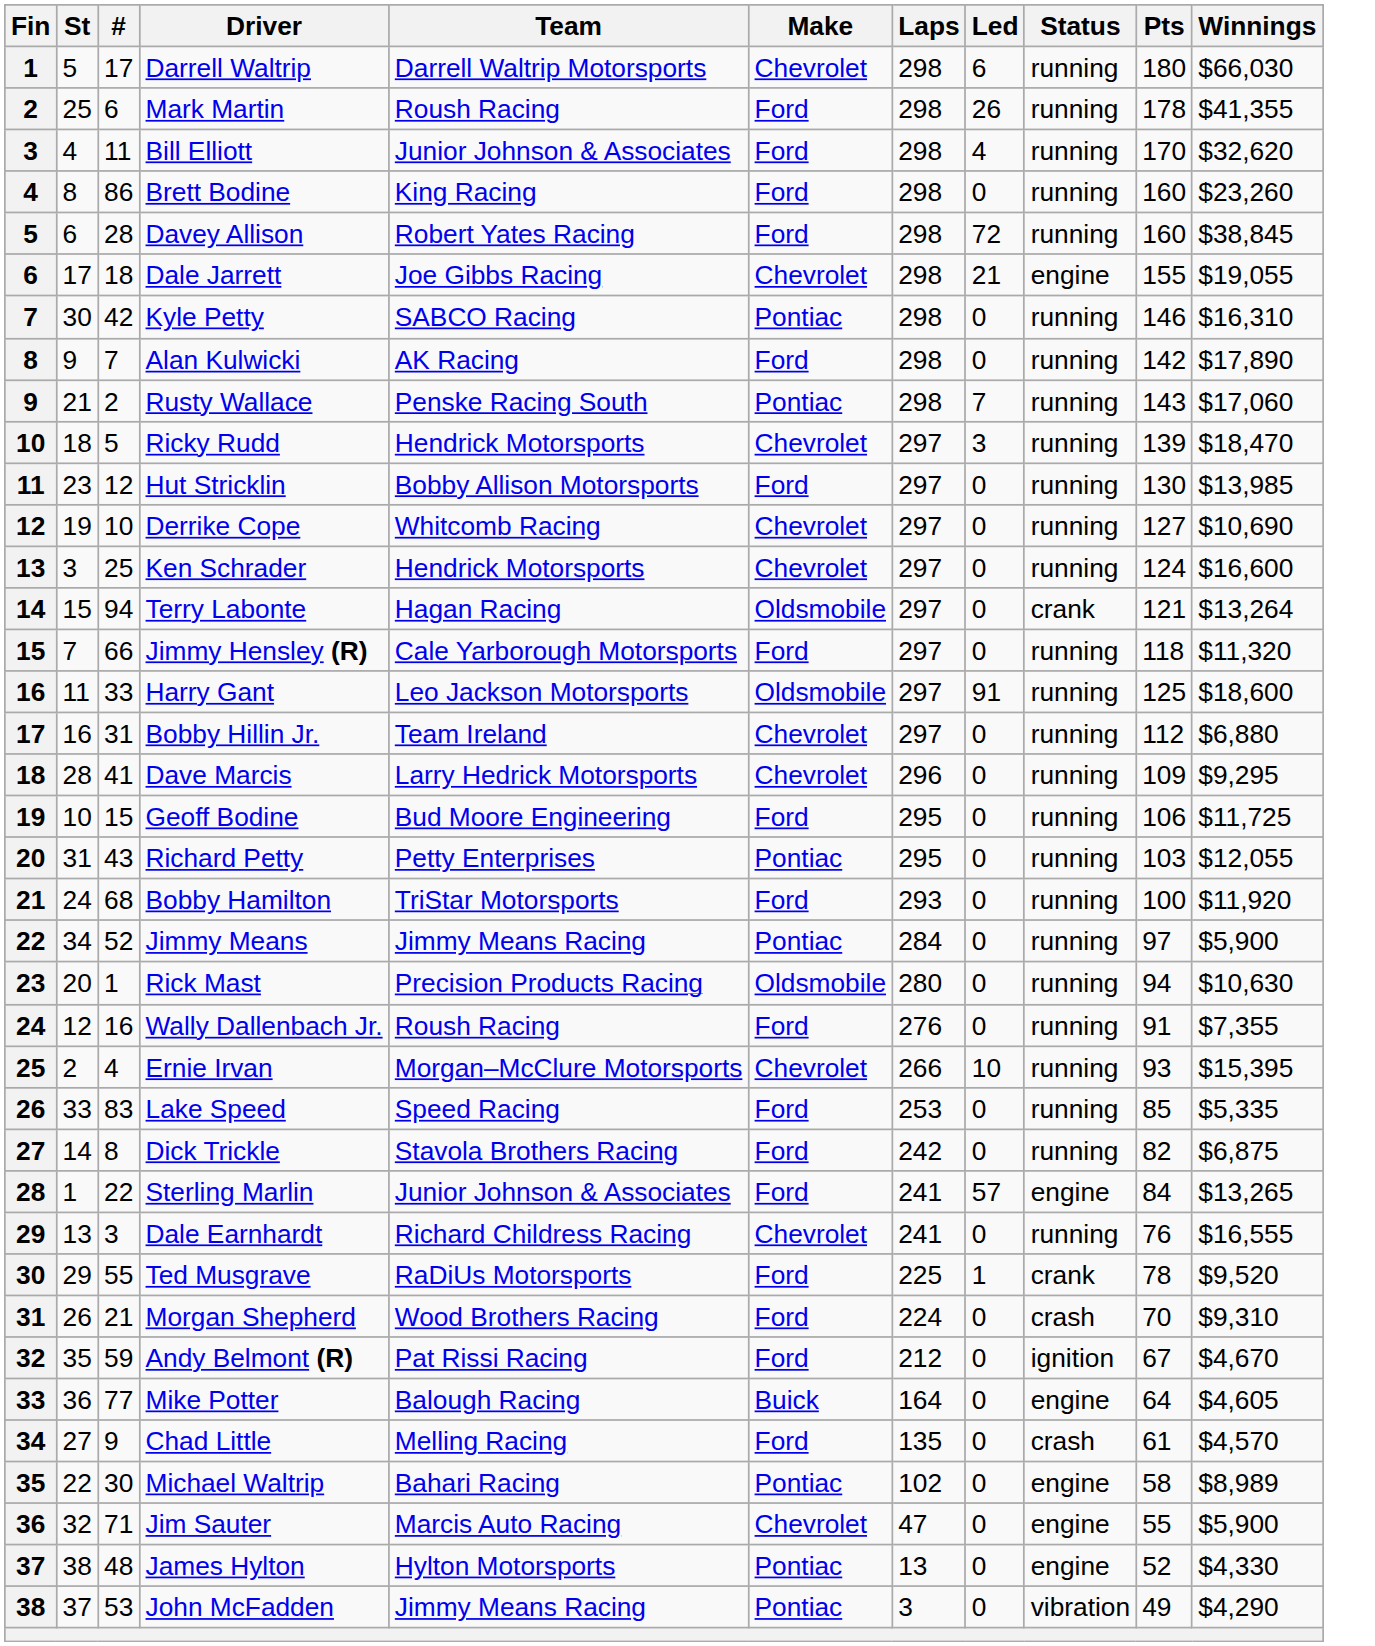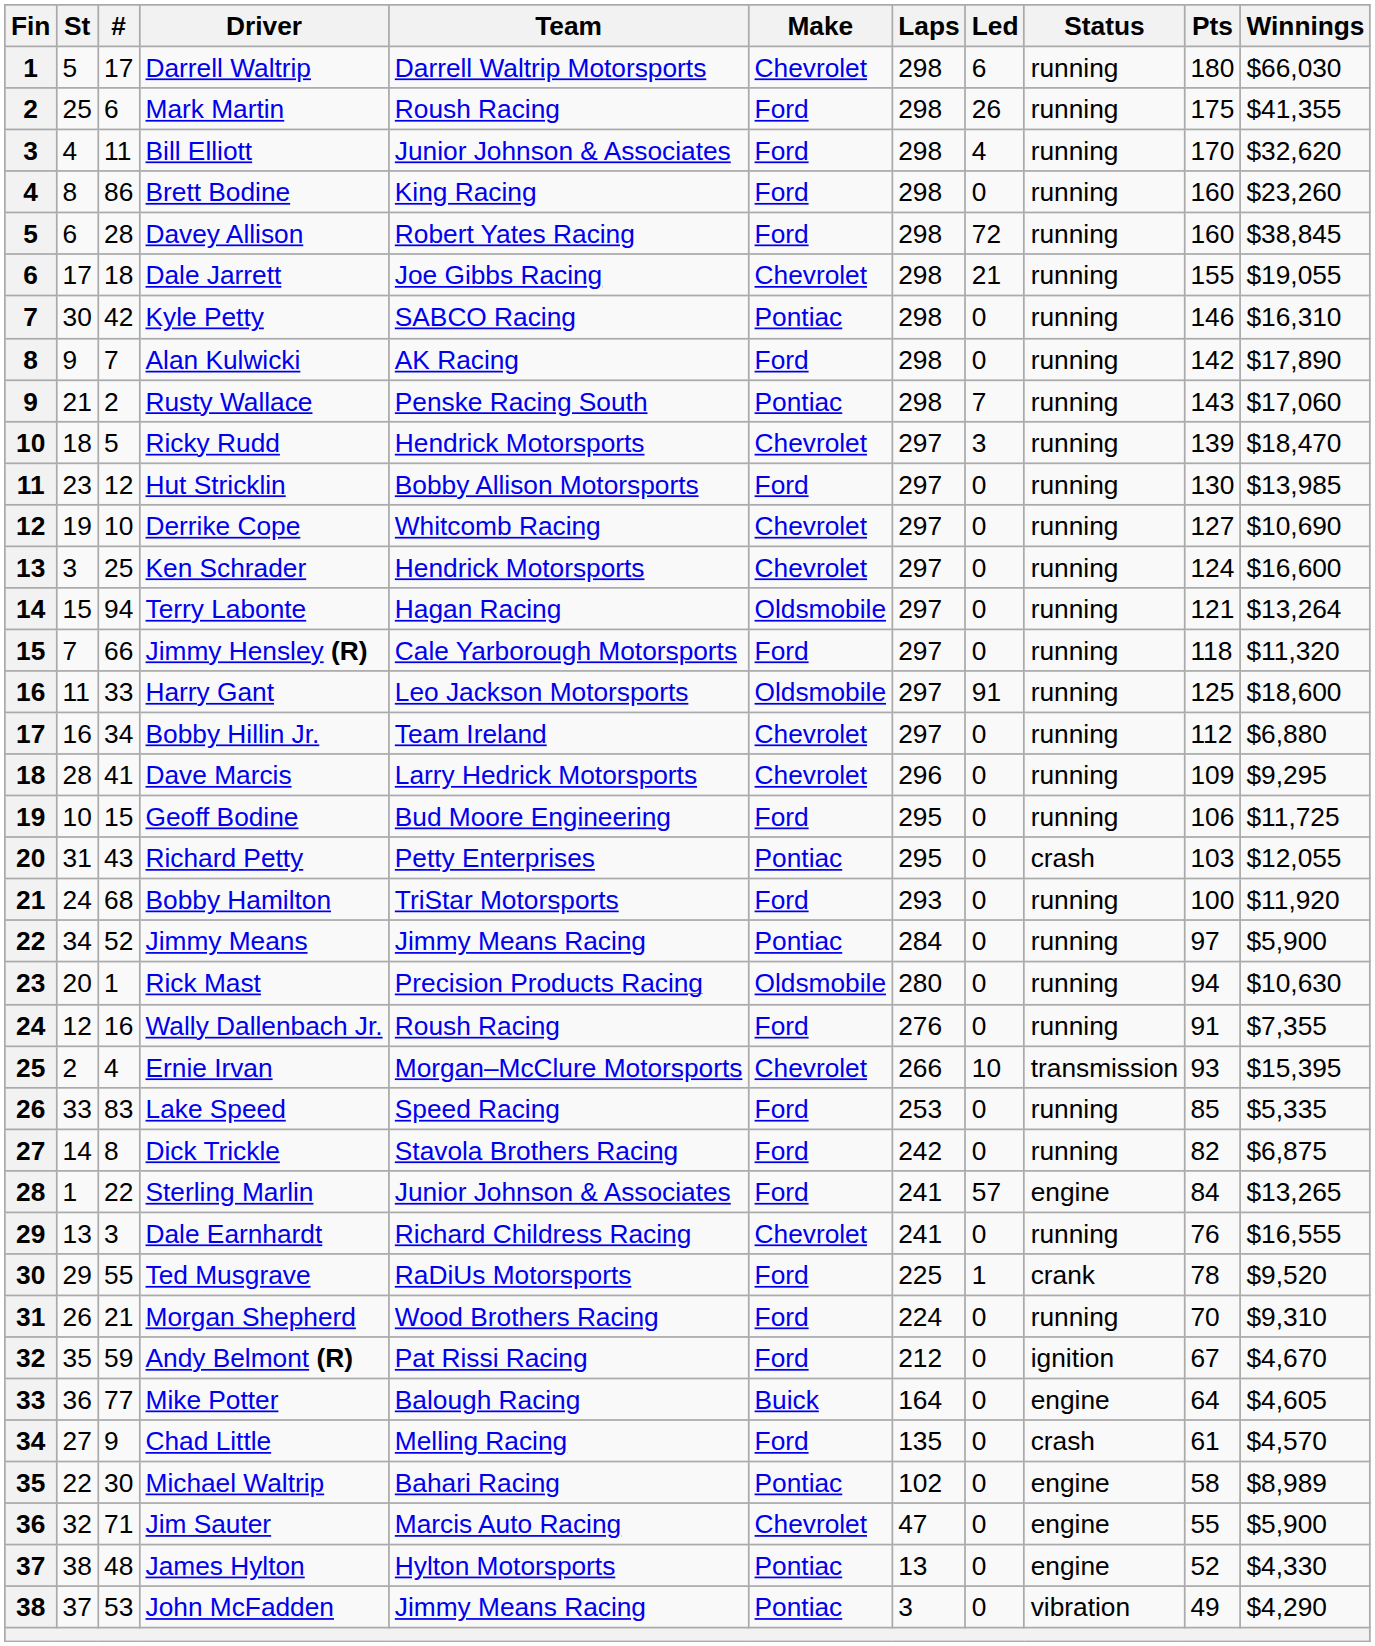(1164, 109) 178 -> (1212, 109) 175
(1070, 276) engine -> (1075, 276) running
(1063, 609) crank -> (1075, 609) running
(119, 734) 31 -> (119, 734) 34
(1075, 858) running -> (1063, 858) crash
(1075, 1067) running -> (1104, 1067) transmission
(1063, 1316) crash -> (1075, 1316) running
